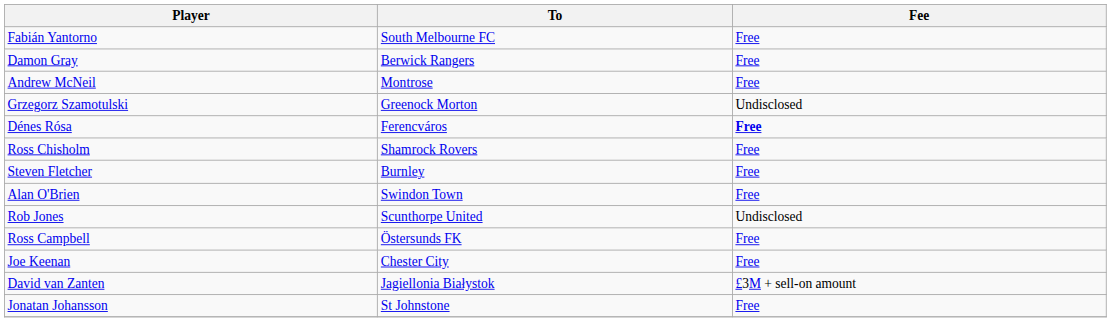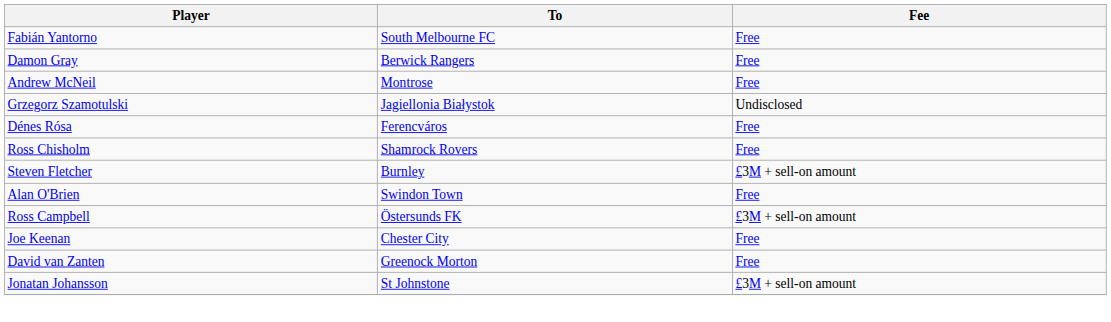(429, 105) Greenock Morton -> (438, 105) Jagiellonia Białystok
(748, 127) bold -> (747, 127) normal
(747, 171) Free -> (796, 171) £3M + sell-on amount
- row: (36, 216)
(747, 238) Free -> (796, 216) £3M + sell-on amount
(438, 283) Jagiellonia Białystok -> (429, 261) Greenock Morton
(796, 283) £3M + sell-on amount -> (747, 261) Free
(747, 305) Free -> (796, 283) £3M + sell-on amount
